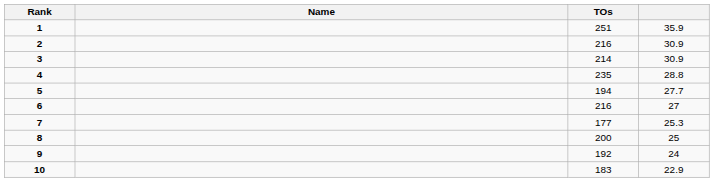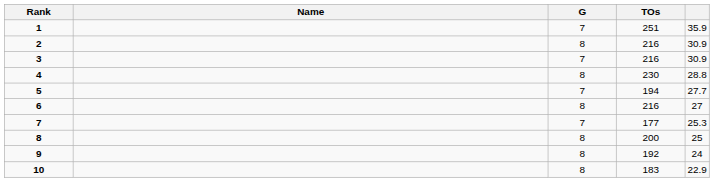+ column: (582, 12)
(603, 59) 214 -> (651, 59) 216
(603, 75) 235 -> (651, 75) 230
